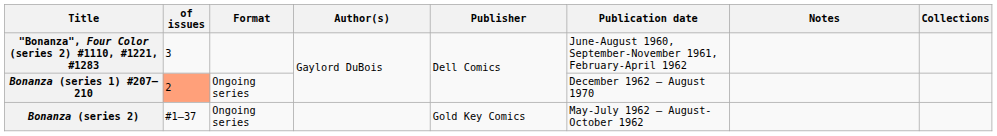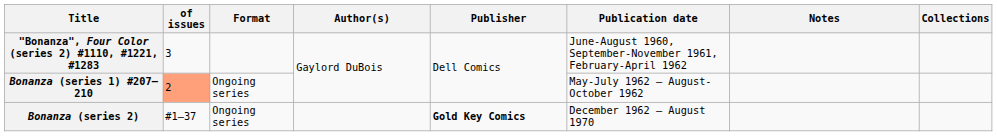(637, 88) December 1962 – August 1970 -> (640, 88) May-July 1962 – August-October 1962
(479, 116) normal -> (479, 116) bold
(640, 116) May-July 1962 – August-October 1962 -> (637, 116) December 1962 – August 1970
